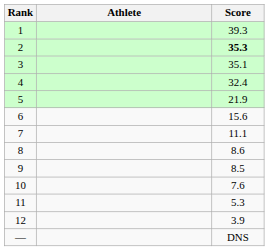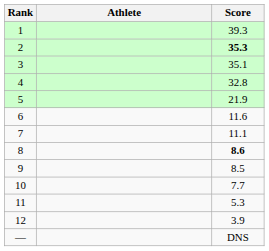(238, 82) 32.4 -> (238, 82) 32.8
(238, 116) 15.6 -> (238, 116) 11.6
(238, 151) normal -> (238, 151) bold
(238, 185) 7.6 -> (238, 185) 7.7
